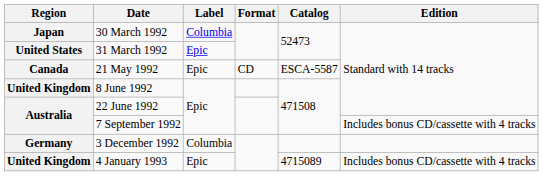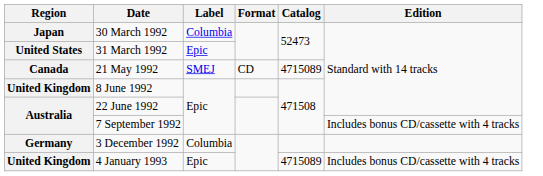(197, 69) Epic -> (200, 69) SMEJ
(309, 69) ESCA-5587 -> (301, 69) 4715089
